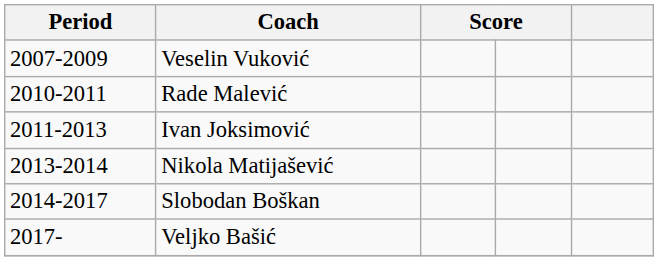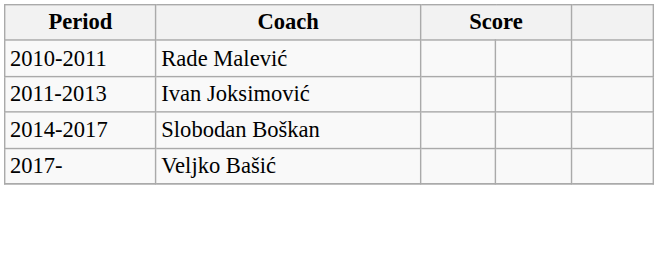- row: (235, 58)
- row: (247, 165)
